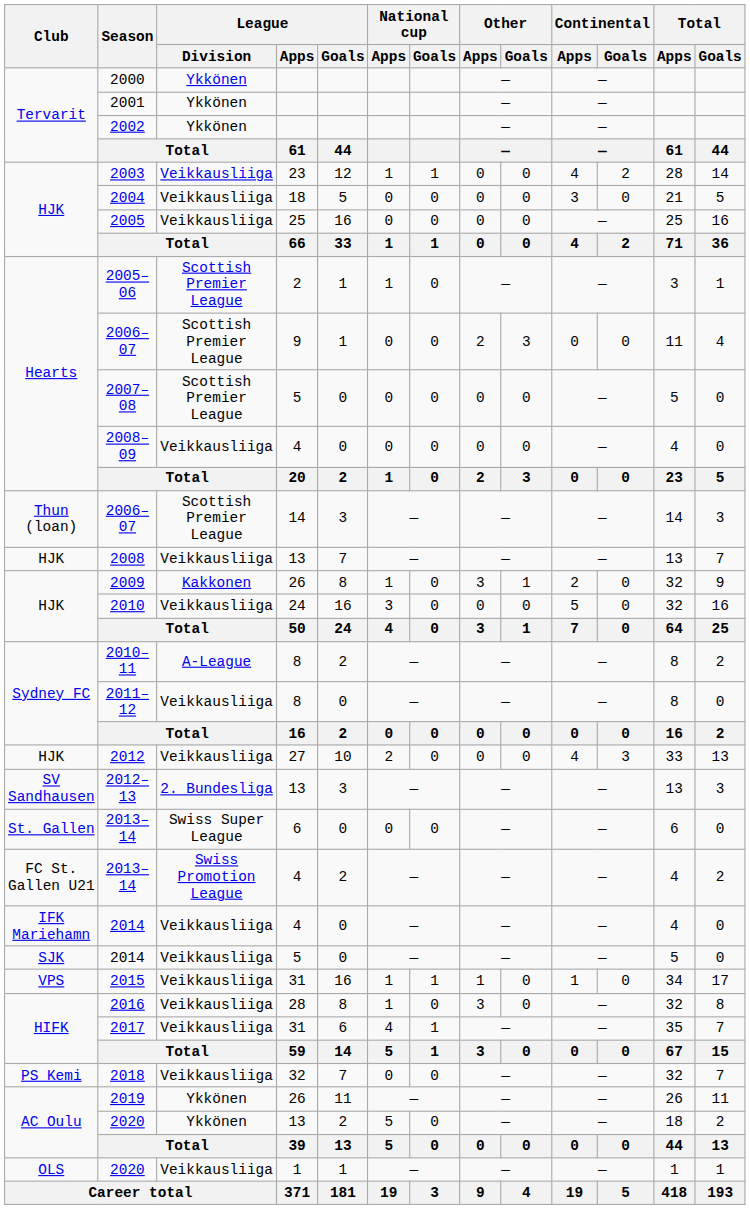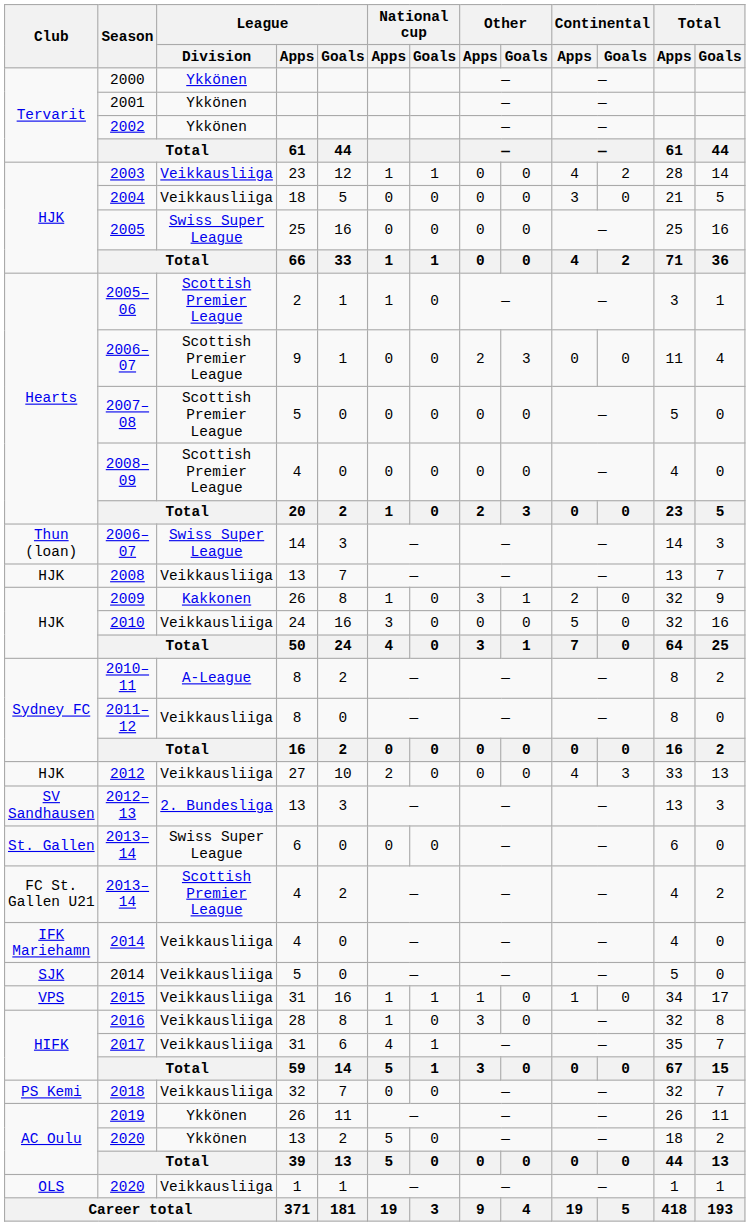(217, 221) Veikkausliiga -> (217, 229) Swiss Super League
(217, 447) Veikkausliiga -> (217, 472) Scottish Premier League
(217, 519) Scottish Premier League -> (217, 544) Swiss Super League
(217, 878) Swiss Promotion League -> (217, 894) Scottish Premier League
